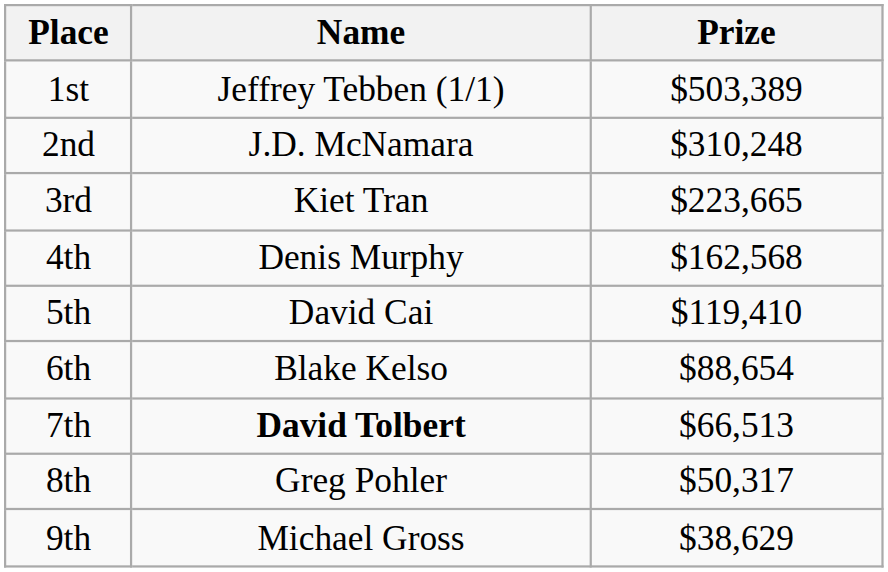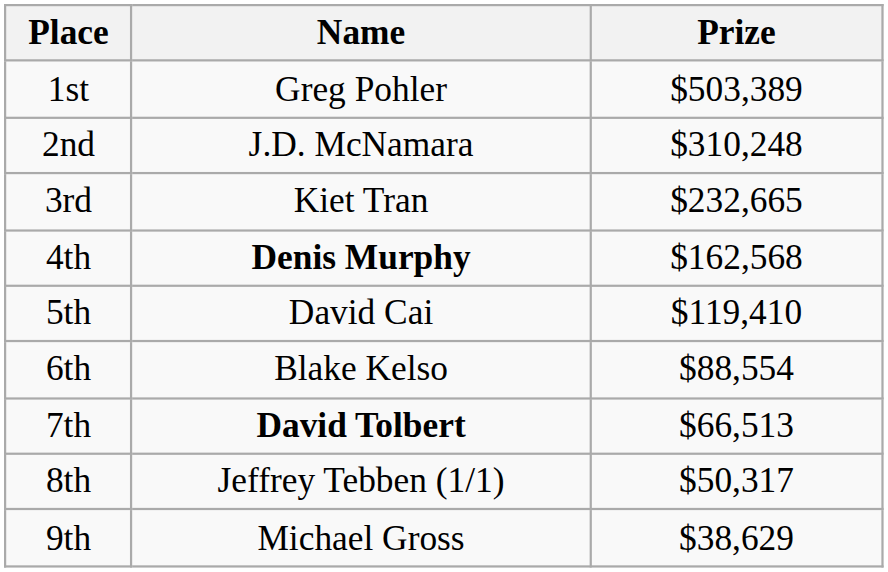(361, 88) Jeffrey Tebben (1/1) -> (361, 88) Greg Pohler
(736, 200) $223,665 -> (736, 200) $232,665
(361, 256) normal -> (361, 256) bold
(736, 369) $88,654 -> (736, 369) $88,554
(361, 481) Greg Pohler -> (361, 481) Jeffrey Tebben (1/1)
